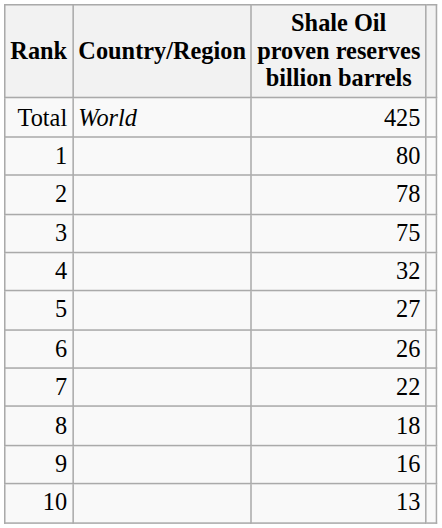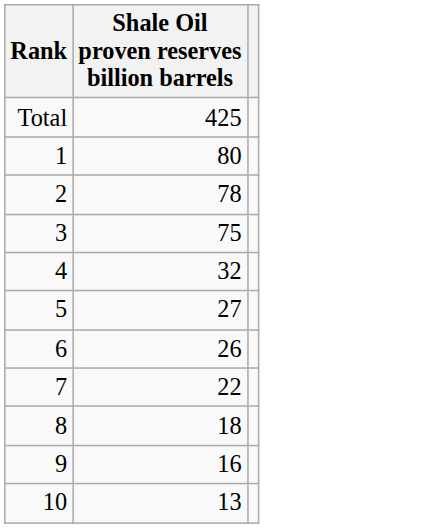- column: (162, 51)
